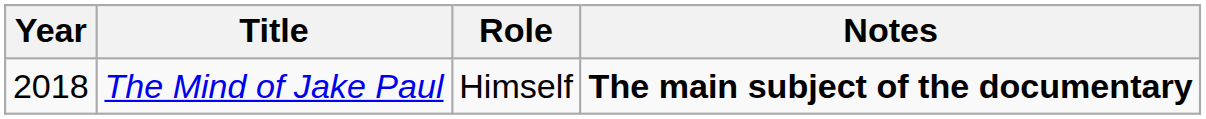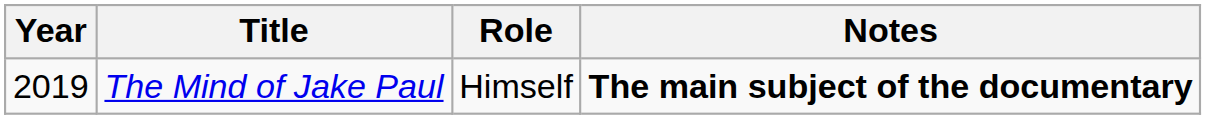(51, 85) 2018 -> (51, 85) 2019
